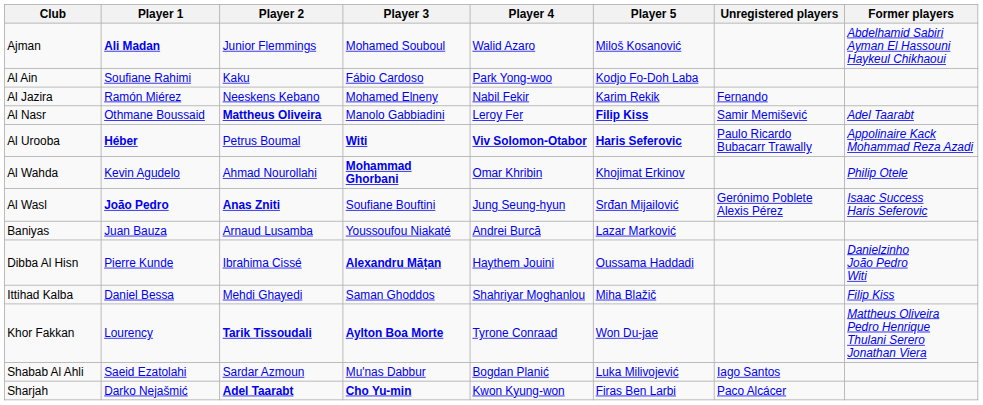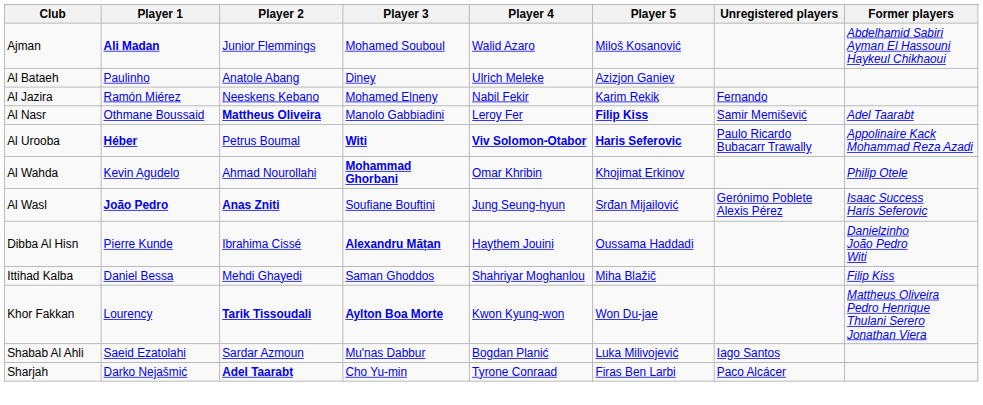- row: (22, 78)
+ row: (33, 78)
- row: (28, 230)
(515, 333) Tyrone Conraad -> (518, 314) Kwon Kyung-won
(379, 391) bold -> (376, 372) normal
(519, 391) Kwon Kyung-won -> (515, 372) Tyrone Conraad
